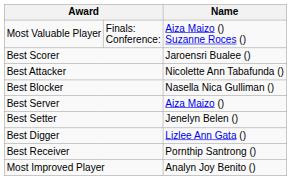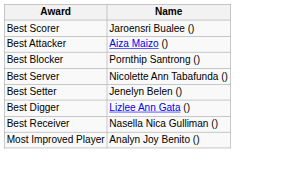- row: (54, 34)
(225, 71) Nicolette Ann Tabafunda () -> (139, 44) Aiza Maizo ()
(220, 87) Nasella Nica Gulliman () -> (155, 60) Pornthip Santrong ()
(195, 103) Aiza Maizo () -> (169, 76) Nicolette Ann Tabafunda ()
(211, 151) Pornthip Santrong () -> (164, 124) Nasella Nica Gulliman ()
